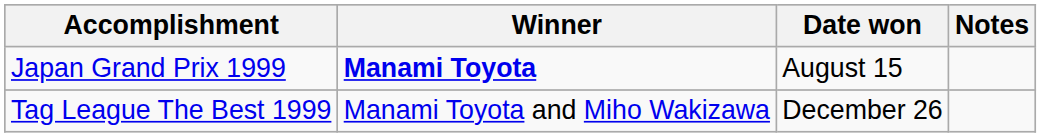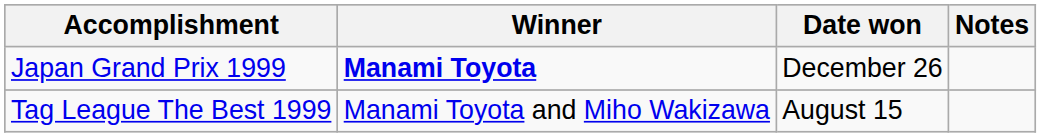(842, 68) August 15 -> (862, 68) December 26
(862, 110) December 26 -> (842, 110) August 15
